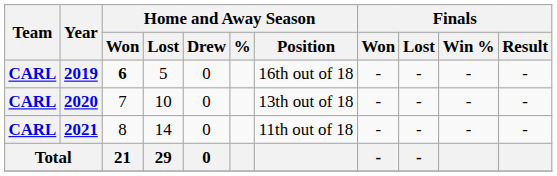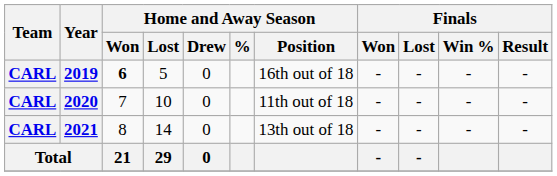(306, 102) 13th out of 18 -> (306, 102) 11th out of 18
(306, 129) 11th out of 18 -> (306, 129) 13th out of 18
